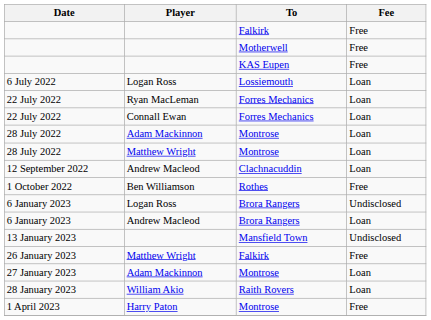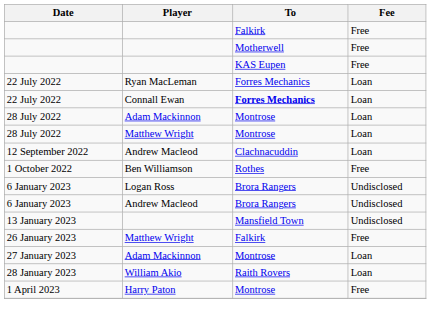- row: (31, 82)
(276, 117) normal -> (275, 99) bold
(360, 220) Loan -> (377, 203) Undisclosed
